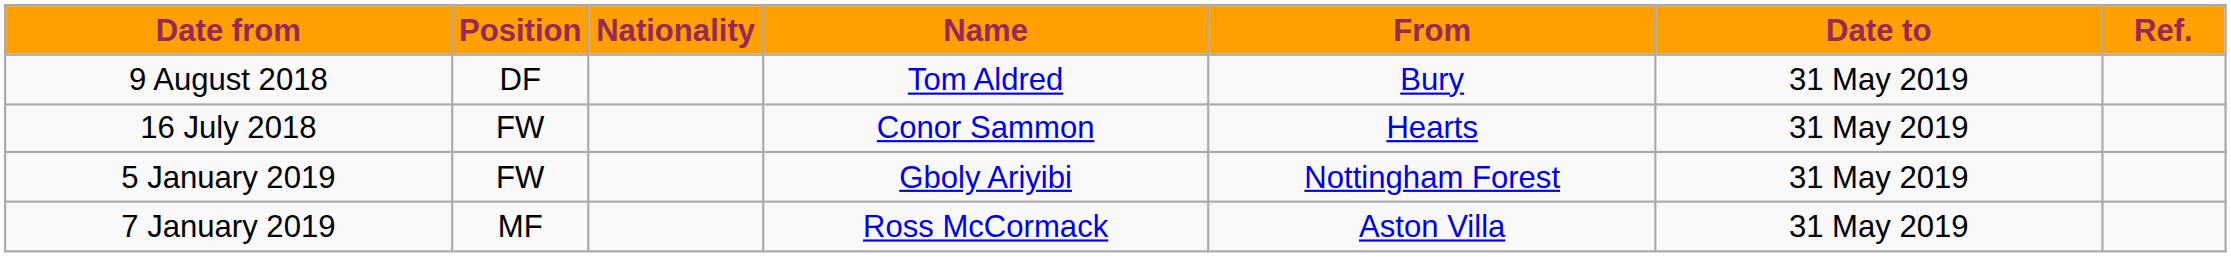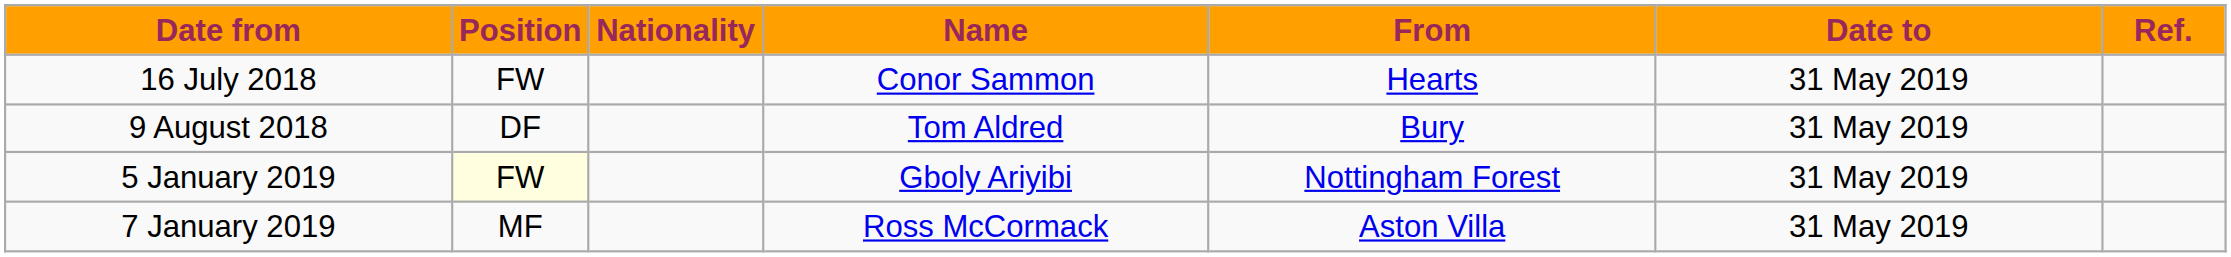rows swapped: (228, 128) <-> (228, 79)
(520, 177) no background -> (520, 177) lightyellow background
